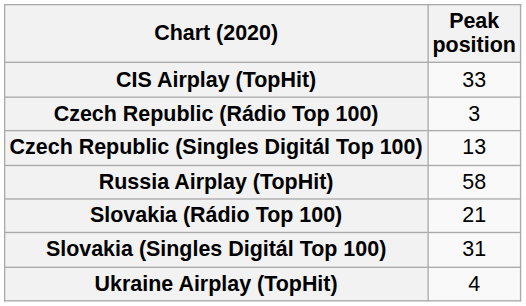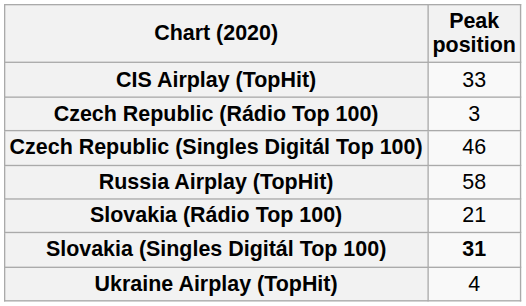(474, 147) 13 -> (474, 147) 46
(474, 249) normal -> (474, 249) bold
